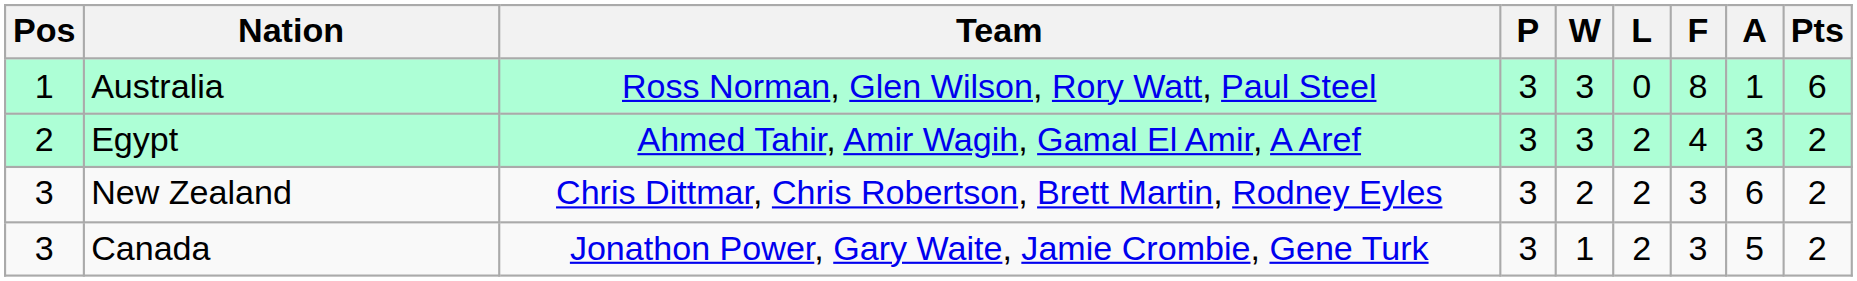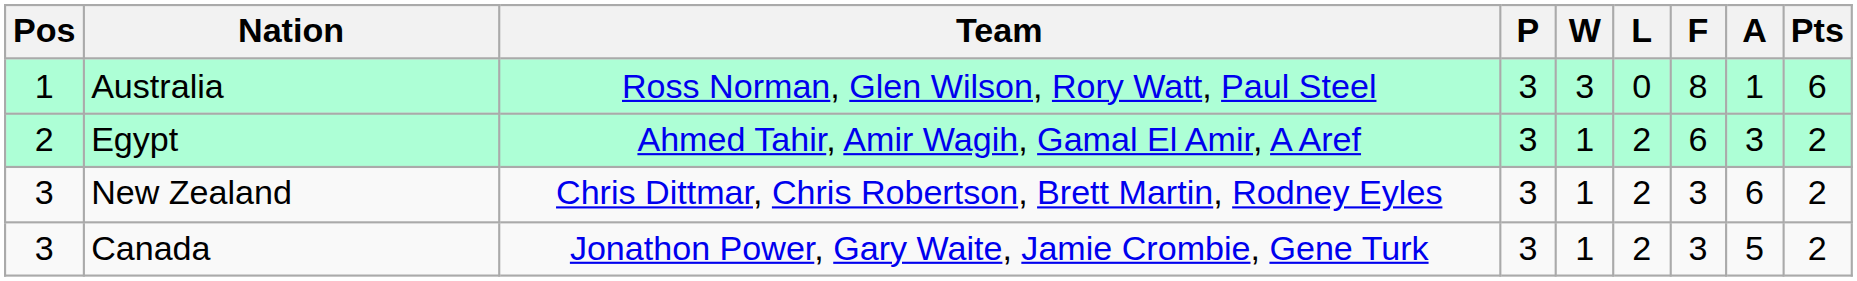(1585, 139) 3 -> (1585, 139) 1
(1698, 139) 4 -> (1698, 139) 6
(1585, 193) 2 -> (1585, 193) 1
